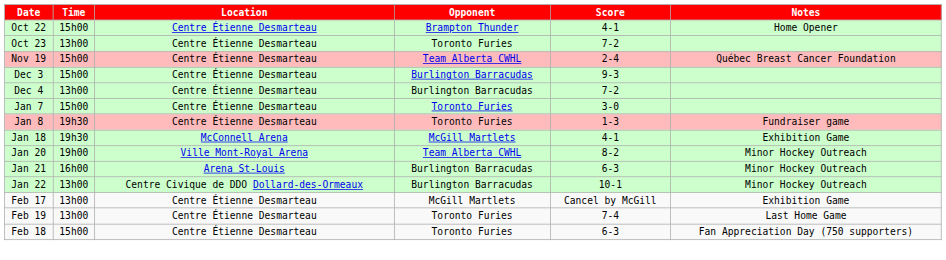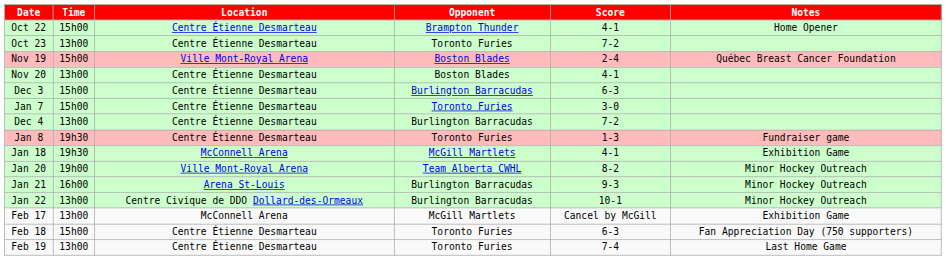(244, 59) Centre Étienne Desmarteau -> (244, 59) Ville Mont-Royal Arena
(472, 59) Team Alberta CWHL -> (472, 59) Boston Blades
+ row: (29, 75)
(610, 75) 9-3 -> (610, 91) 6-3
rows swapped: (29, 91) <-> (29, 106)
(610, 169) 6-3 -> (610, 185) 9-3
(244, 200) Centre Étienne Desmarteau -> (244, 216) McConnell Arena
rows swapped: (29, 232) <-> (29, 216)
